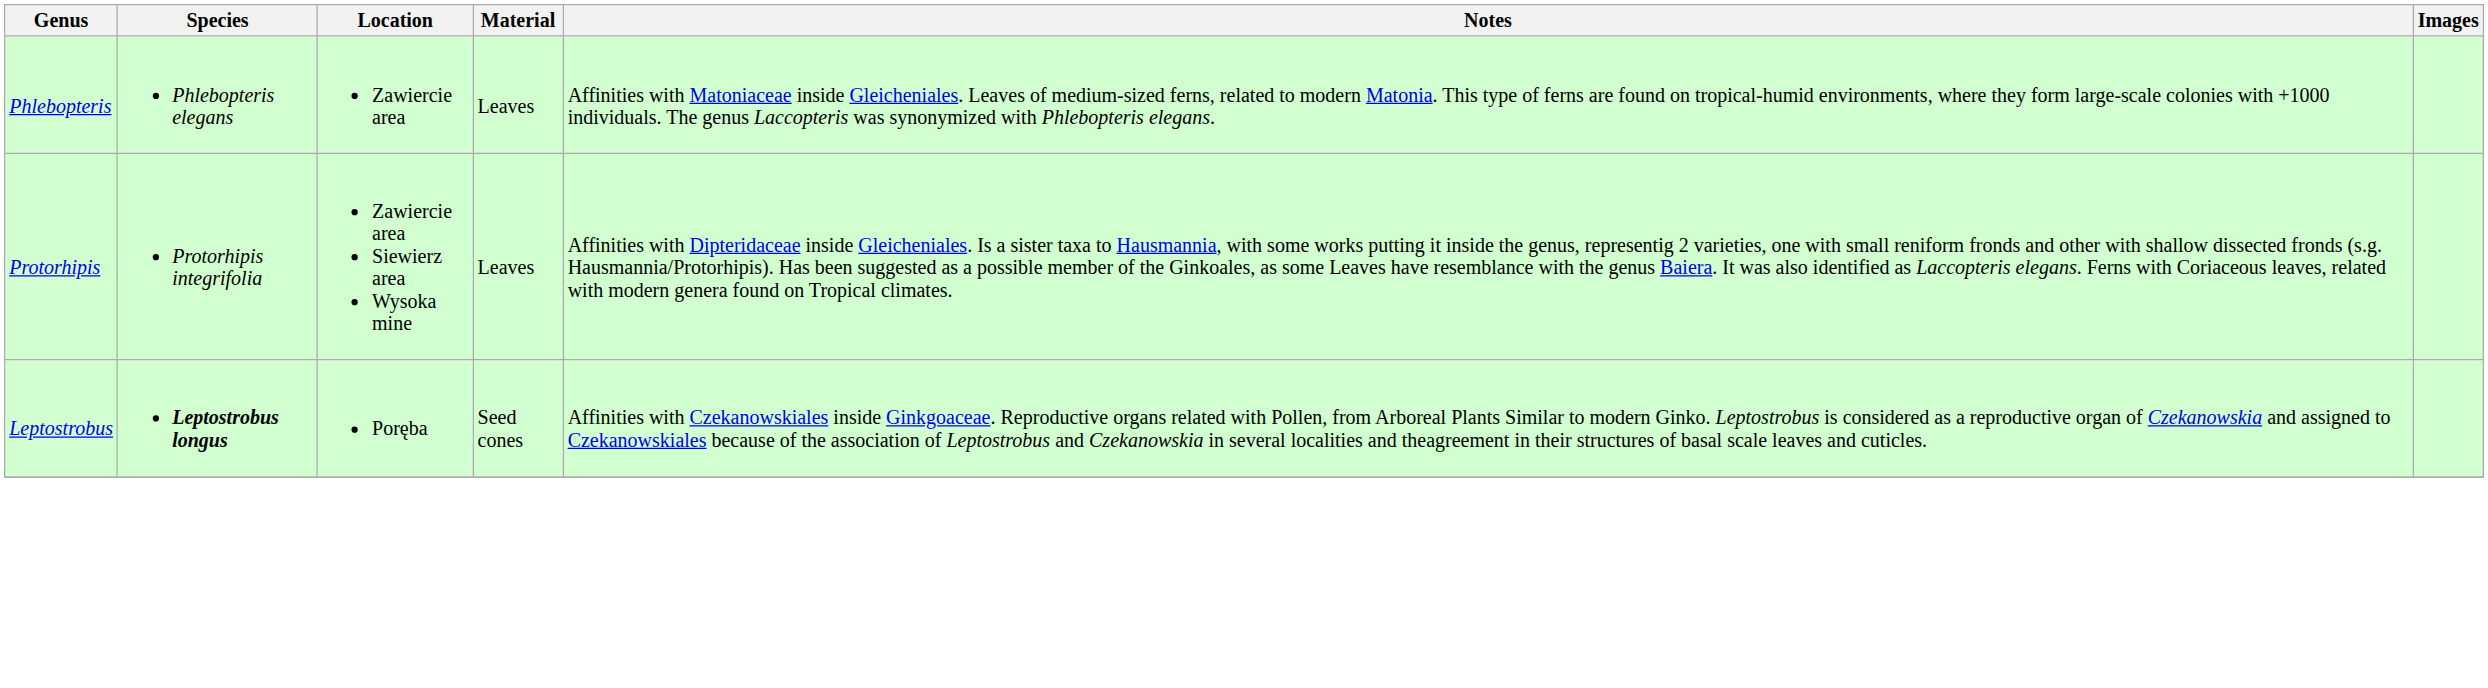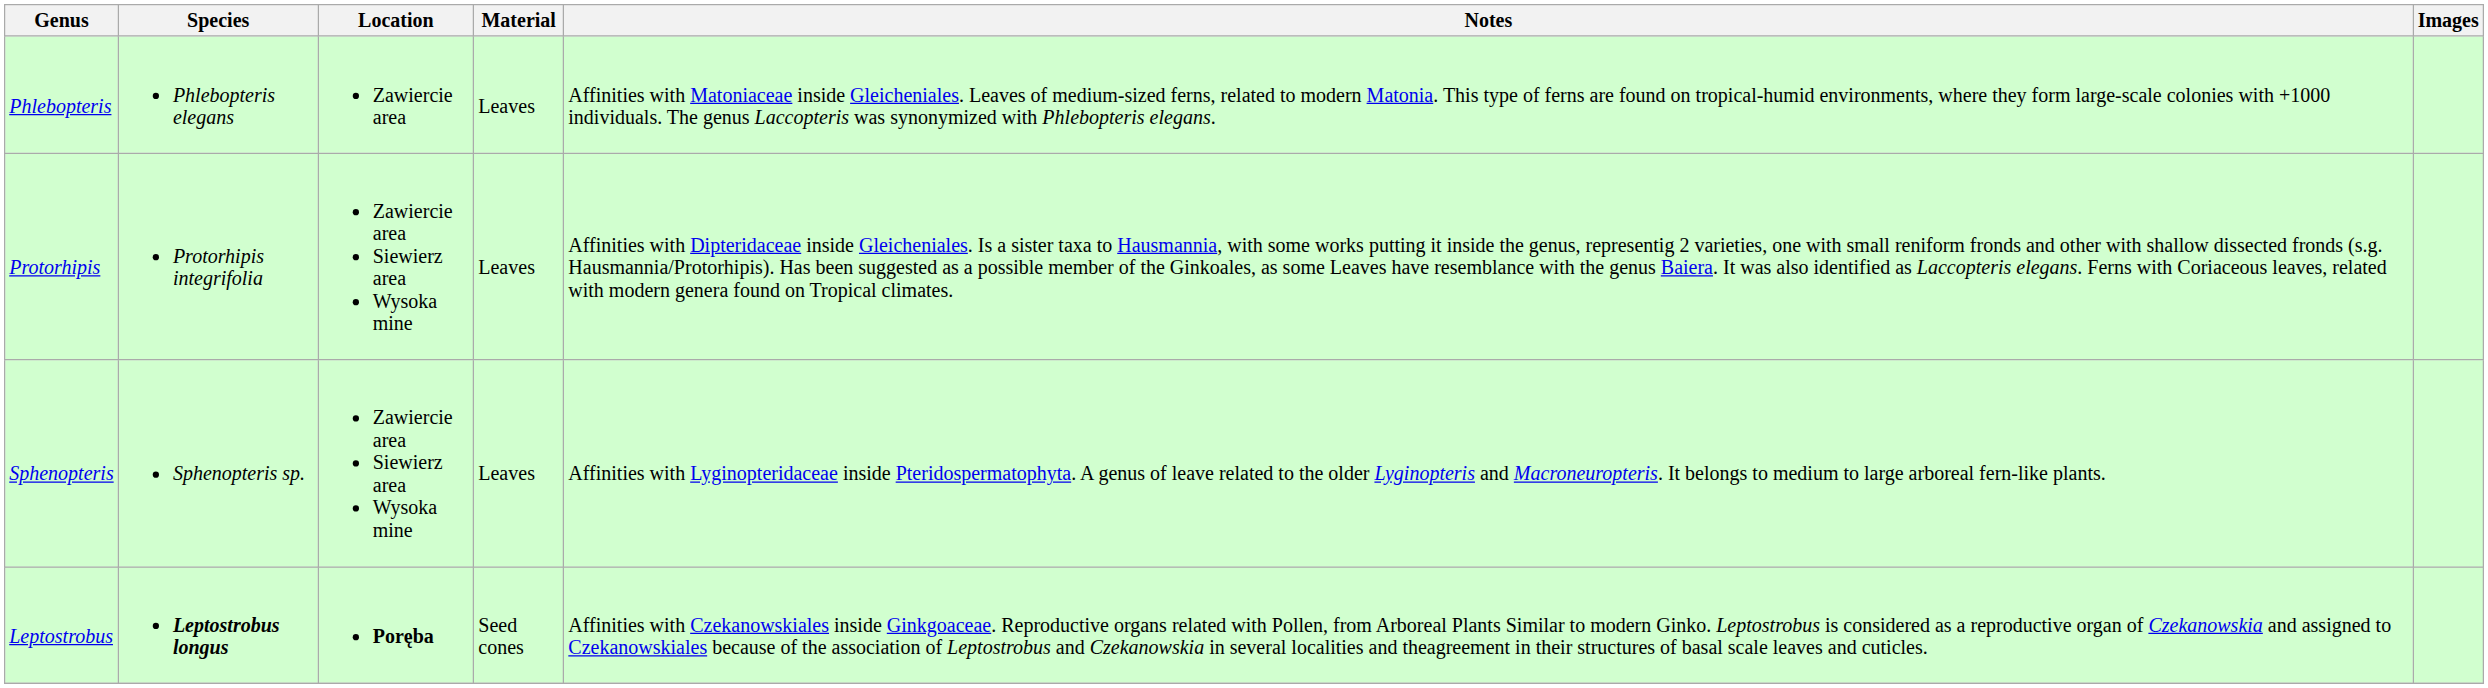+ row: (61, 474)
(395, 429) normal -> (396, 636) bold
